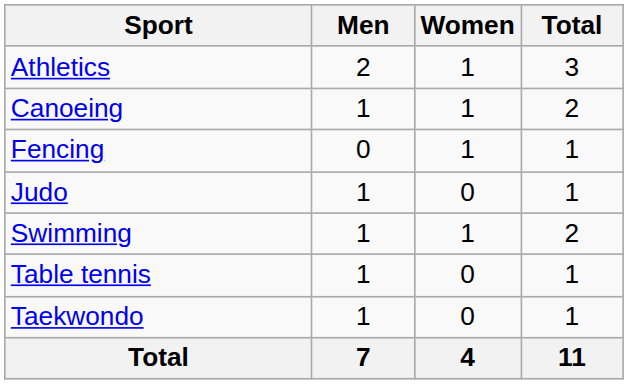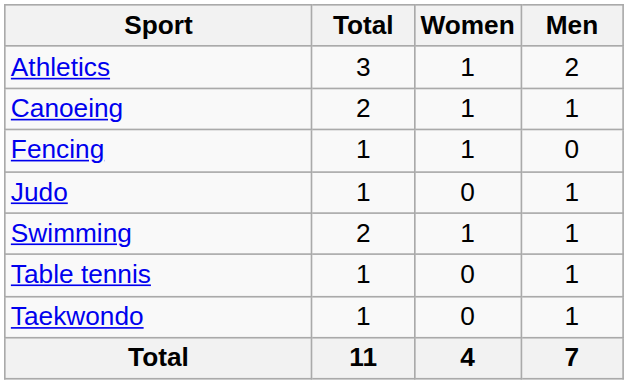columns swapped: (363, 25) <-> (572, 25)
